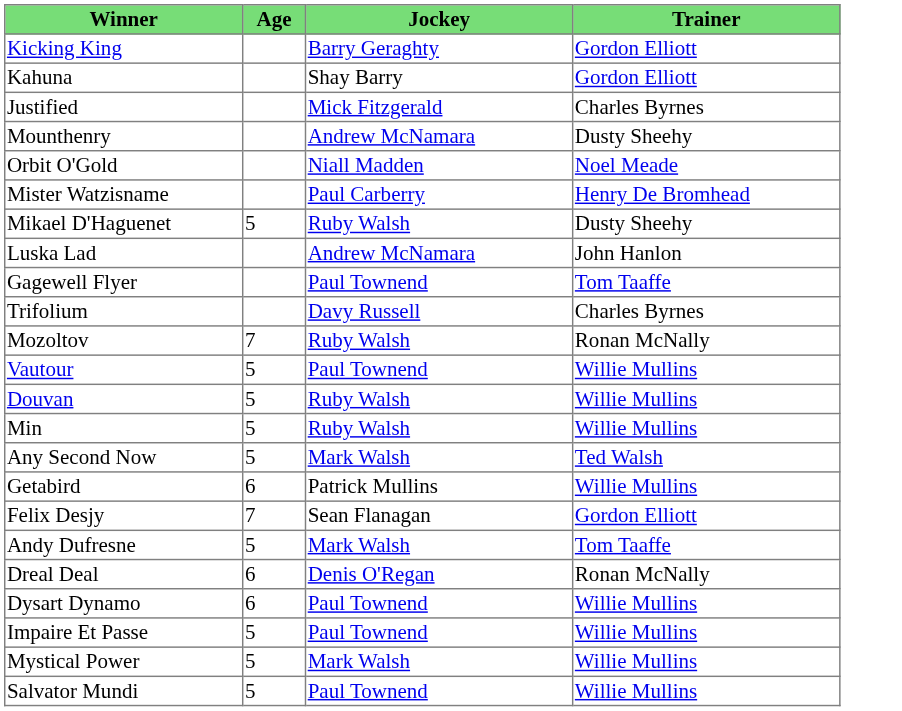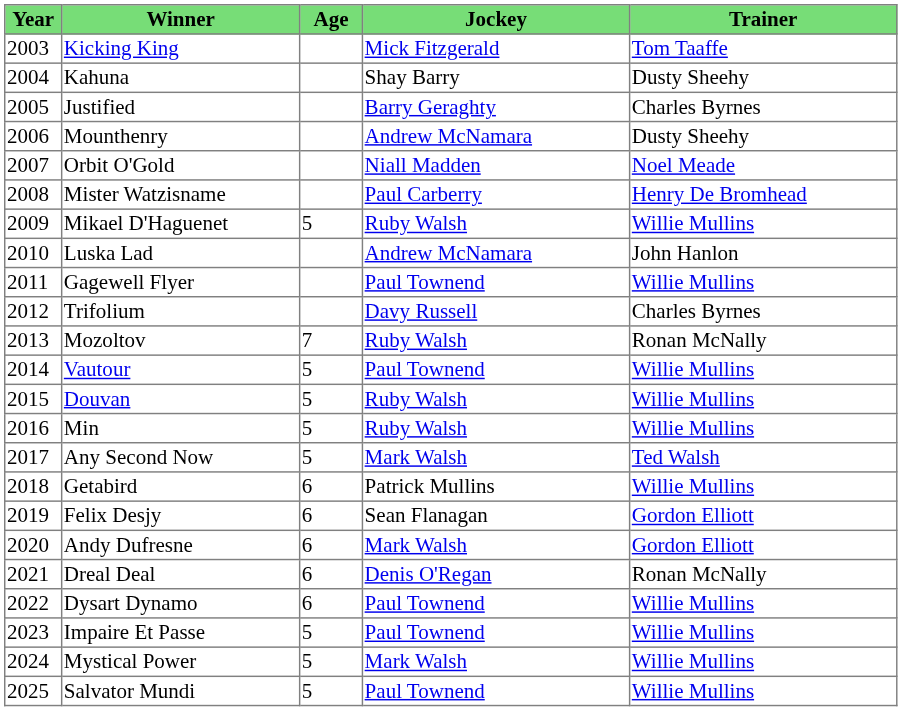+ column: (33, 19)
(373, 48) Barry Geraghty -> (432, 48) Mick Fitzgerald
(636, 48) Gordon Elliott -> (680, 48) Tom Taaffe
(636, 77) Gordon Elliott -> (690, 77) Dusty Sheehy
(375, 106) Mick Fitzgerald -> (430, 106) Barry Geraghty
(634, 223) Dusty Sheehy -> (693, 223) Willie Mullins
(623, 281) Tom Taaffe -> (693, 281) Willie Mullins
(250, 515) 7 -> (307, 515) 6
(250, 544) 5 -> (307, 544) 6
(623, 544) Tom Taaffe -> (693, 544) Gordon Elliott
